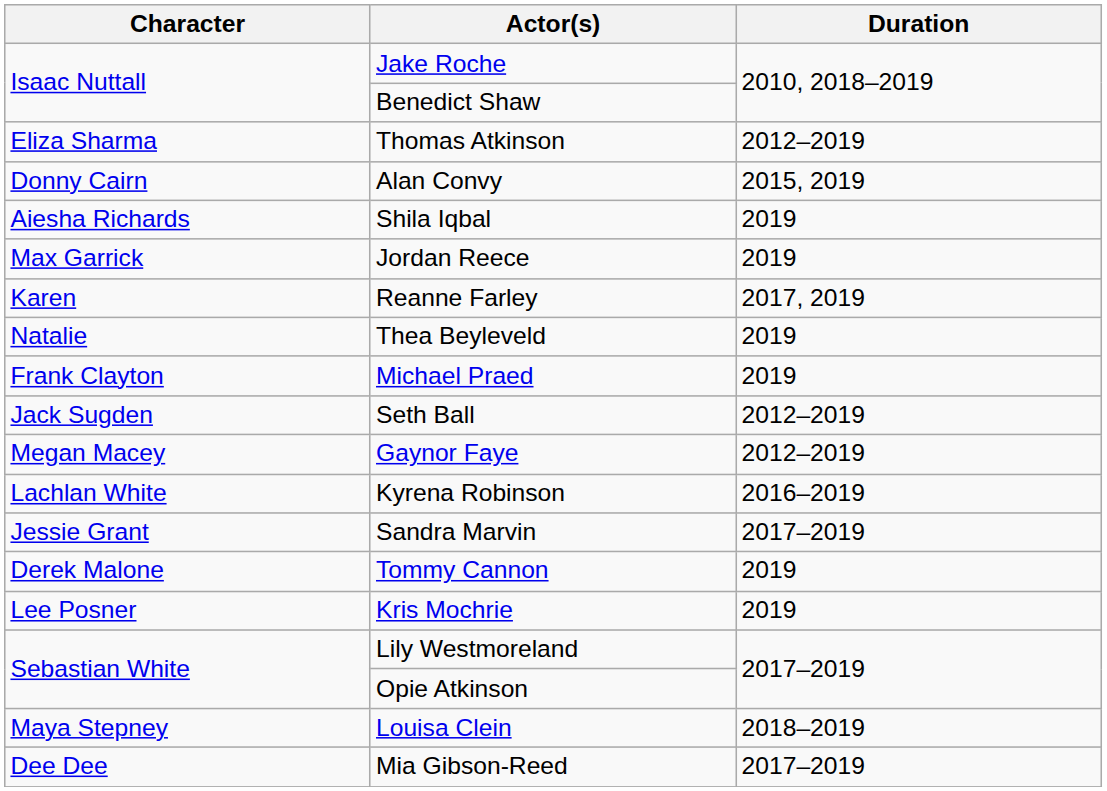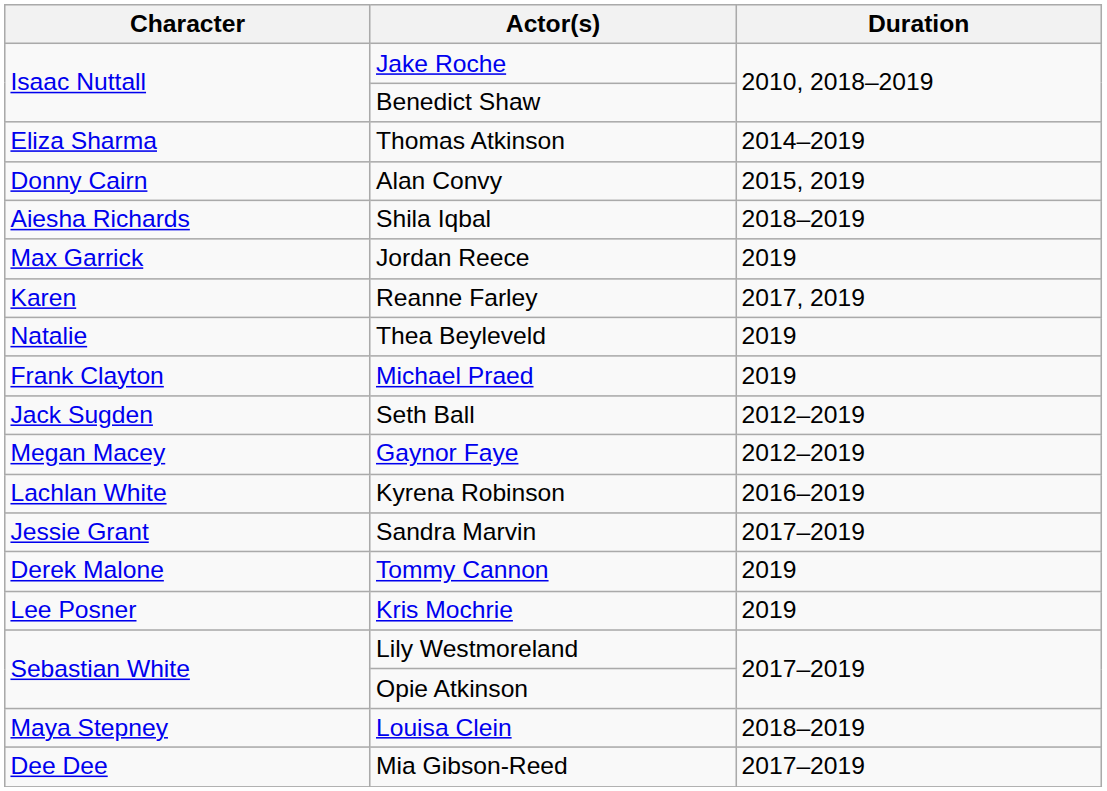(803, 141) 2012–2019 -> (803, 141) 2014–2019
(769, 219) 2019 -> (803, 219) 2018–2019
